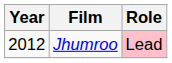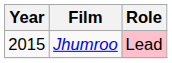(27, 44) 2012 -> (27, 44) 2015
